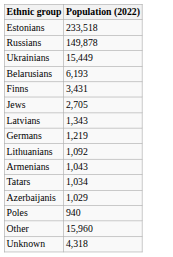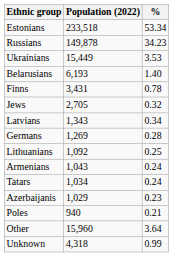+ column: (155, 12)
(77, 136) 1,219 -> (77, 136) 1,269
